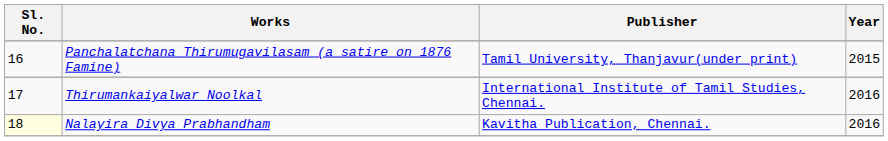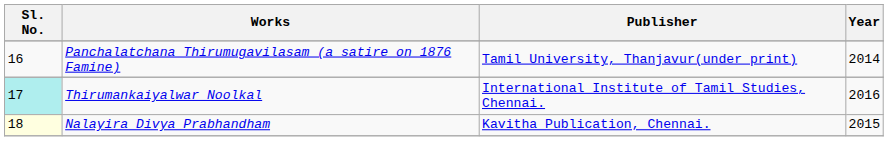(864, 59) 2015 -> (864, 59) 2014
(16, 96) no background -> (16, 96) paleturquoise background
(864, 125) 2016 -> (864, 125) 2015
